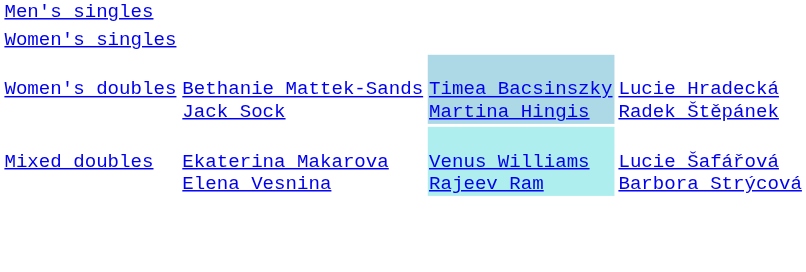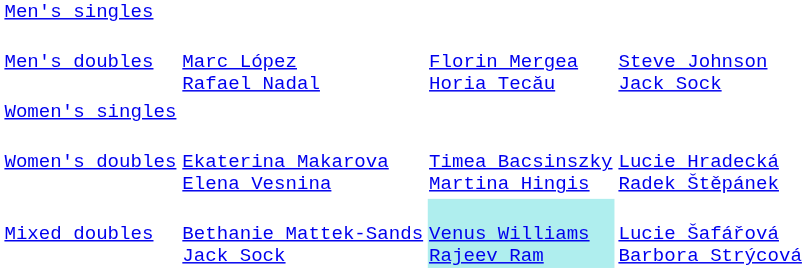+ row: (79, 61)
(303, 100) Bethanie Mattek-Sands Jack Sock -> (286, 172) Ekaterina Makarova Elena Vesnina
(521, 100) lightblue background -> (521, 172) no background
(286, 172) Ekaterina Makarova Elena Vesnina -> (303, 244) Bethanie Mattek-Sands Jack Sock
